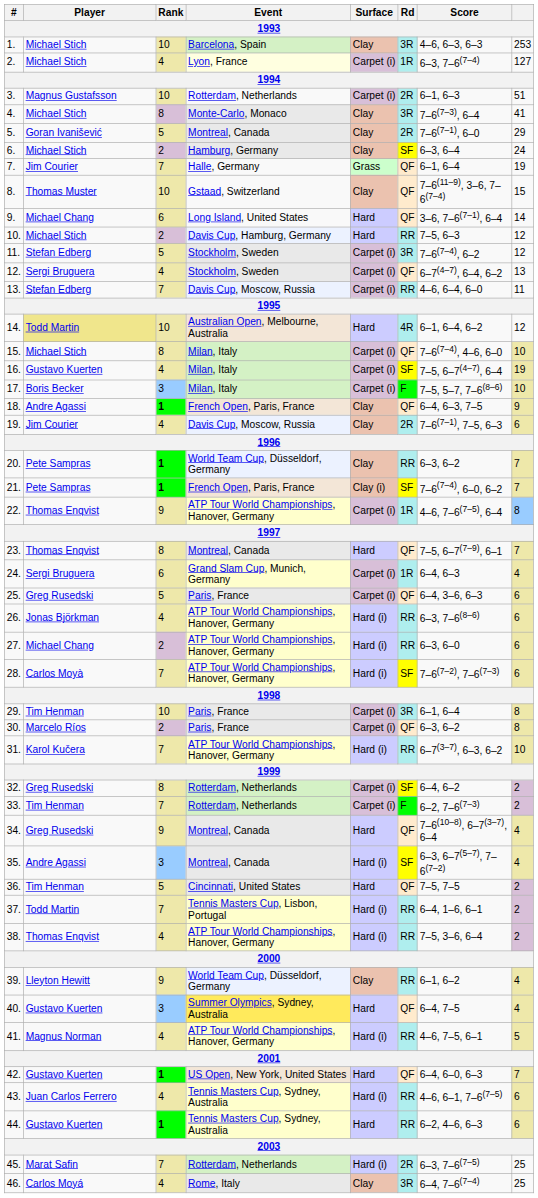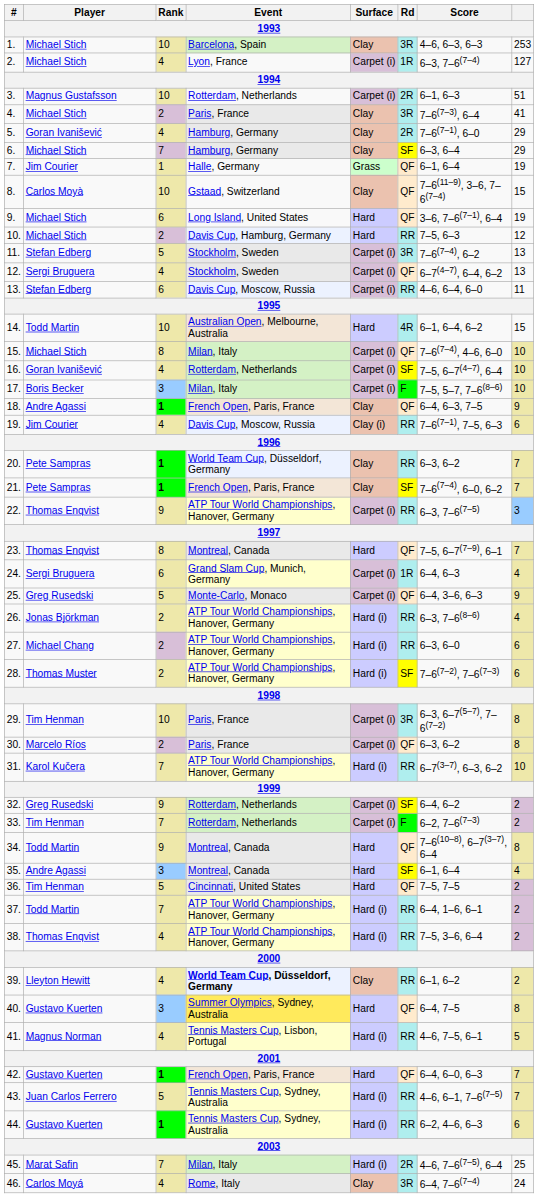(218, 62) lightyellow background -> (218, 62) no background
(161, 114) 8 -> (161, 114) 2
(237, 114) Monte-Carlo, Monaco -> (219, 114) Paris, France
(161, 133) 5 -> (161, 133) 4
(229, 133) Montreal, Canada -> (233, 133) Hamburg, Germany
(161, 150) 2 -> (161, 150) 7
(520, 150) 24 -> (520, 150) 29
(161, 167) 7 -> (161, 167) 1
(61, 191) Thomas Muster -> (54, 191) Carlos Moyà
(60, 218) Michael Chang -> (56, 218) Michael Stich
(520, 218) 14 -> (520, 218) 19
(520, 253) 12 -> (520, 253) 13
(161, 289) 7 -> (161, 289) 6
(52, 328) khaki background -> (52, 328) no background
(520, 328) 12 -> (520, 328) 15
(64, 370) Gustavo Kuerten -> (64, 370) Goran Ivanišević
(213, 370) Milan, Italy -> (242, 370) Rotterdam, Netherlands
(520, 370) 19 -> (520, 370) 10
(363, 424) Clay -> (369, 424) Clay (i)
(407, 424) 2R -> (408, 424) RR
(369, 487) Clay (i) -> (363, 487) Clay
(407, 511) 1R -> (408, 511) RR
(461, 511) 4–6, 7–6(7–5), 6–4 -> (450, 511) 6–3, 7–6(7–5)
(517, 511) 8 -> (517, 511) 3
(219, 596) Paris, France -> (237, 596) Monte-Carlo, Monaco
(517, 596) 6 -> (517, 596) 9
(161, 618) 4 -> (161, 618) 2
(517, 618) 6 -> (517, 618) 4
(54, 673) Carlos Moyà -> (61, 673) Thomas Muster
(161, 673) 7 -> (161, 673) 2
(440, 711) 6–1, 6–4 -> (458, 720) 6–3, 6–7(5–7), 7–6(7–2)
(161, 788) 8 -> (161, 805) 9
(60, 830) Greg Rusedski -> (52, 847) Todd Martin
(517, 830) 4 -> (517, 847) 8
(370, 862) Hard (i) -> (364, 871) Hard
(458, 862) 6–3, 6–7(5–7), 7–6(7–2) -> (440, 871) 6–1, 6–4
(253, 909) Tennis Masters Cup, Lisbon, Portugal -> (262, 909) ATP Tour World Championships, Hanover, Germany
(161, 981) 9 -> (161, 981) 4
(255, 981) normal -> (259, 981) bold
(517, 981) 4 -> (517, 981) 2
(517, 1009) 4 -> (517, 1009) 8
(262, 1036) ATP Tour World Championships, Hanover, Germany -> (253, 1036) Tennis Masters Cup, Lisbon, Portugal
(267, 1075) US Open, New York, United States -> (251, 1075) French Open, Paris, France
(161, 1097) 4 -> (161, 1097) 5
(517, 1097) 6 -> (517, 1097) 7
(364, 1124) Hard -> (370, 1124) Hard (i)
(242, 1164) Rotterdam, Netherlands -> (213, 1164) Milan, Italy
(450, 1164) 6–3, 7–6(7–5) -> (461, 1164) 4–6, 7–6(7–5), 6–4
(520, 1183) 25 -> (520, 1183) 24
